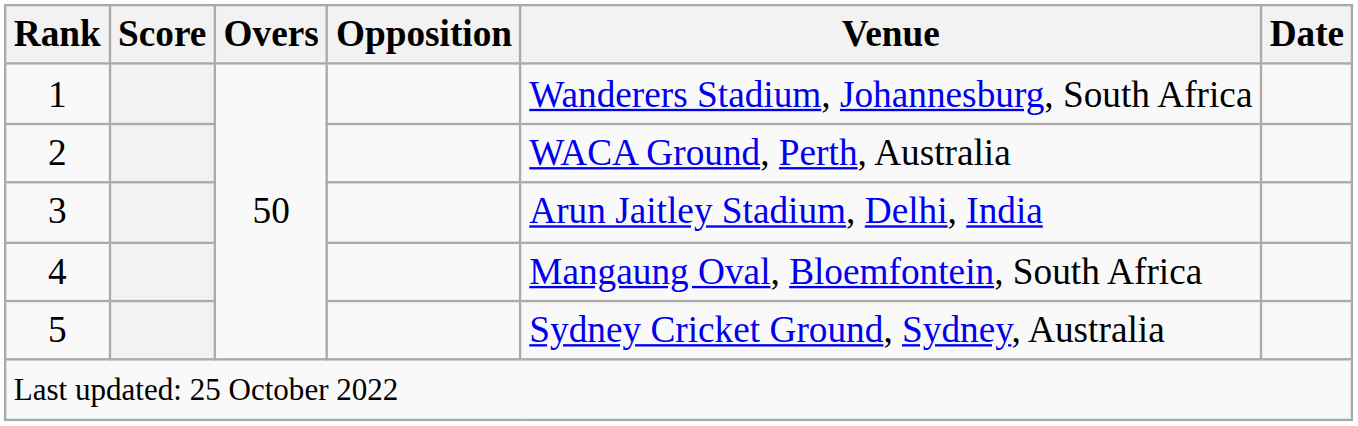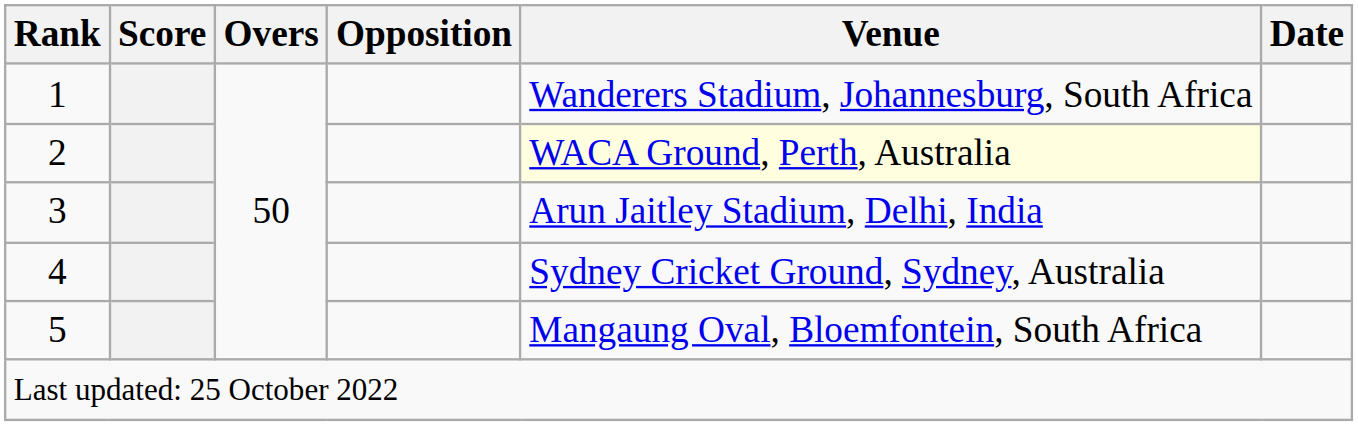(770, 152) no background -> (770, 152) lightyellow background
(866, 270) Mangaung Oval, Bloemfontein, South Africa -> (847, 270) Sydney Cricket Ground, Sydney, Australia
(847, 329) Sydney Cricket Ground, Sydney, Australia -> (866, 329) Mangaung Oval, Bloemfontein, South Africa
